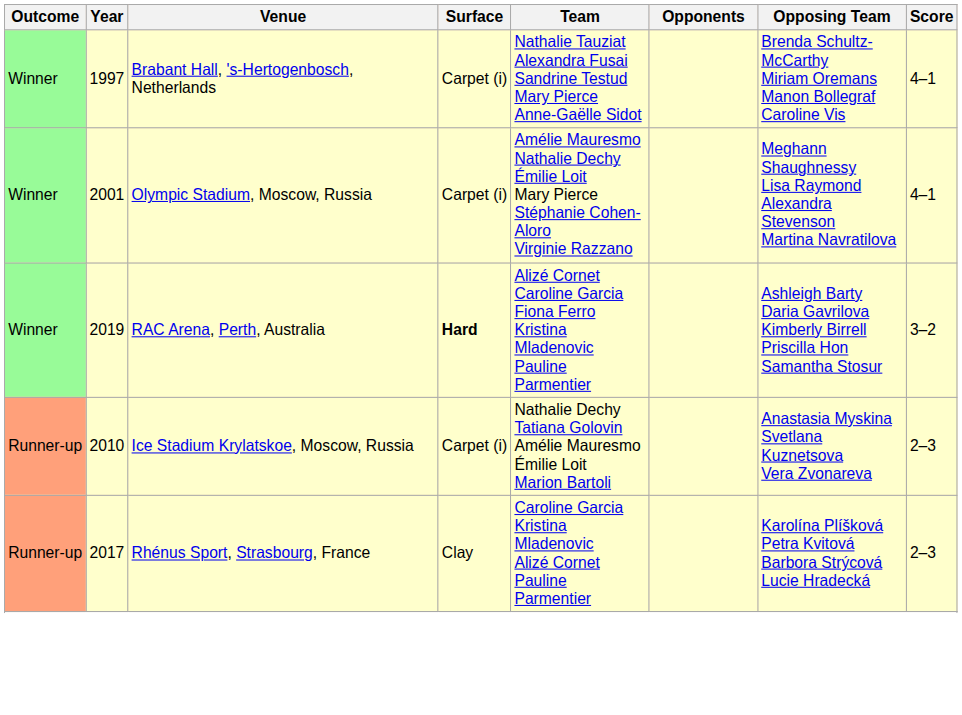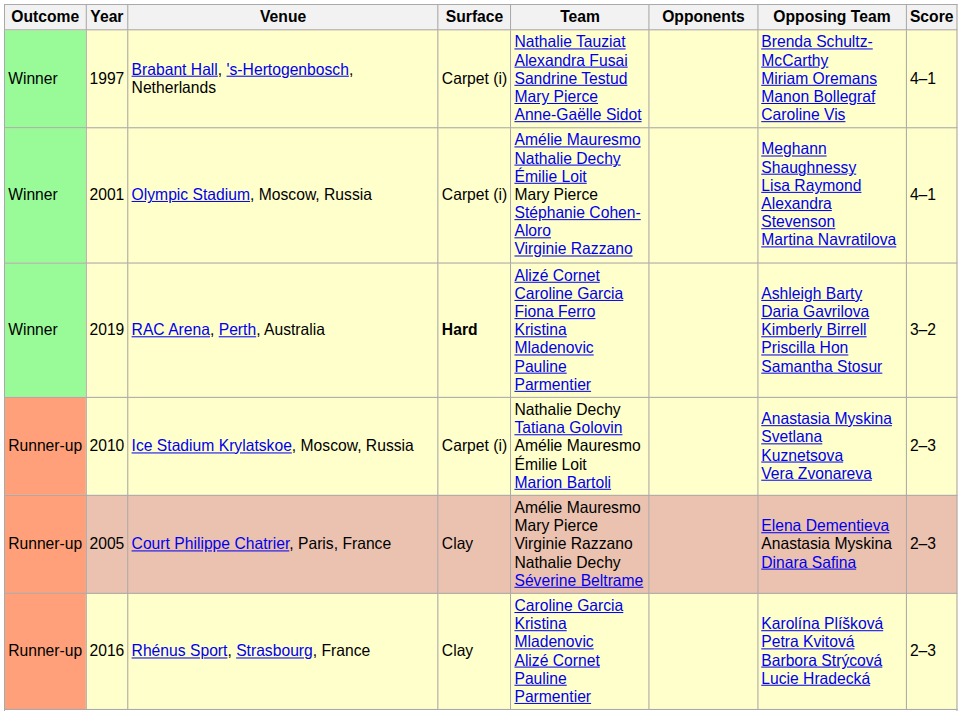+ row: (261, 543)
(107, 552) 2017 -> (107, 651) 2016
